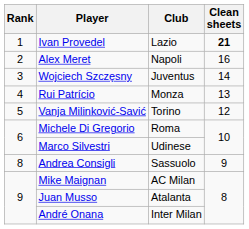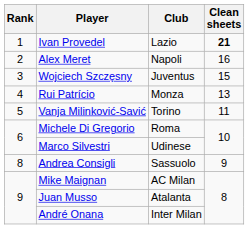(224, 77) 14 -> (224, 77) 15
(224, 111) 12 -> (224, 111) 11
